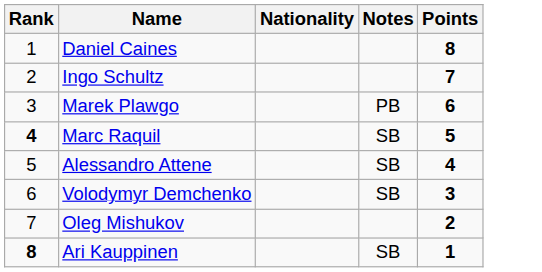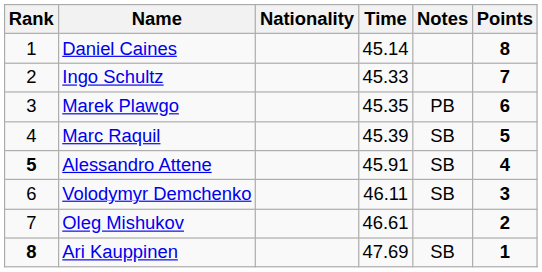+ column: (386, 19)
(31, 135) bold -> (31, 135) normal
(31, 164) normal -> (31, 164) bold
